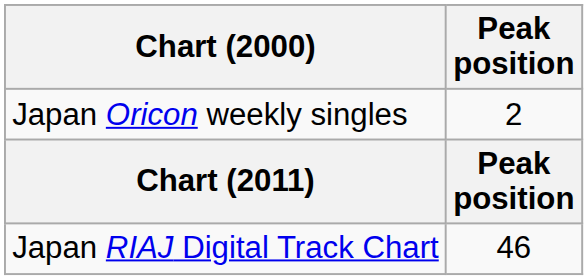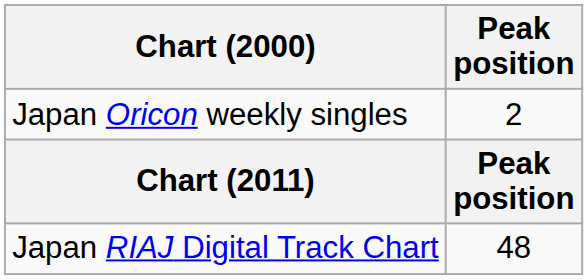(514, 247) 46 -> (514, 247) 48
